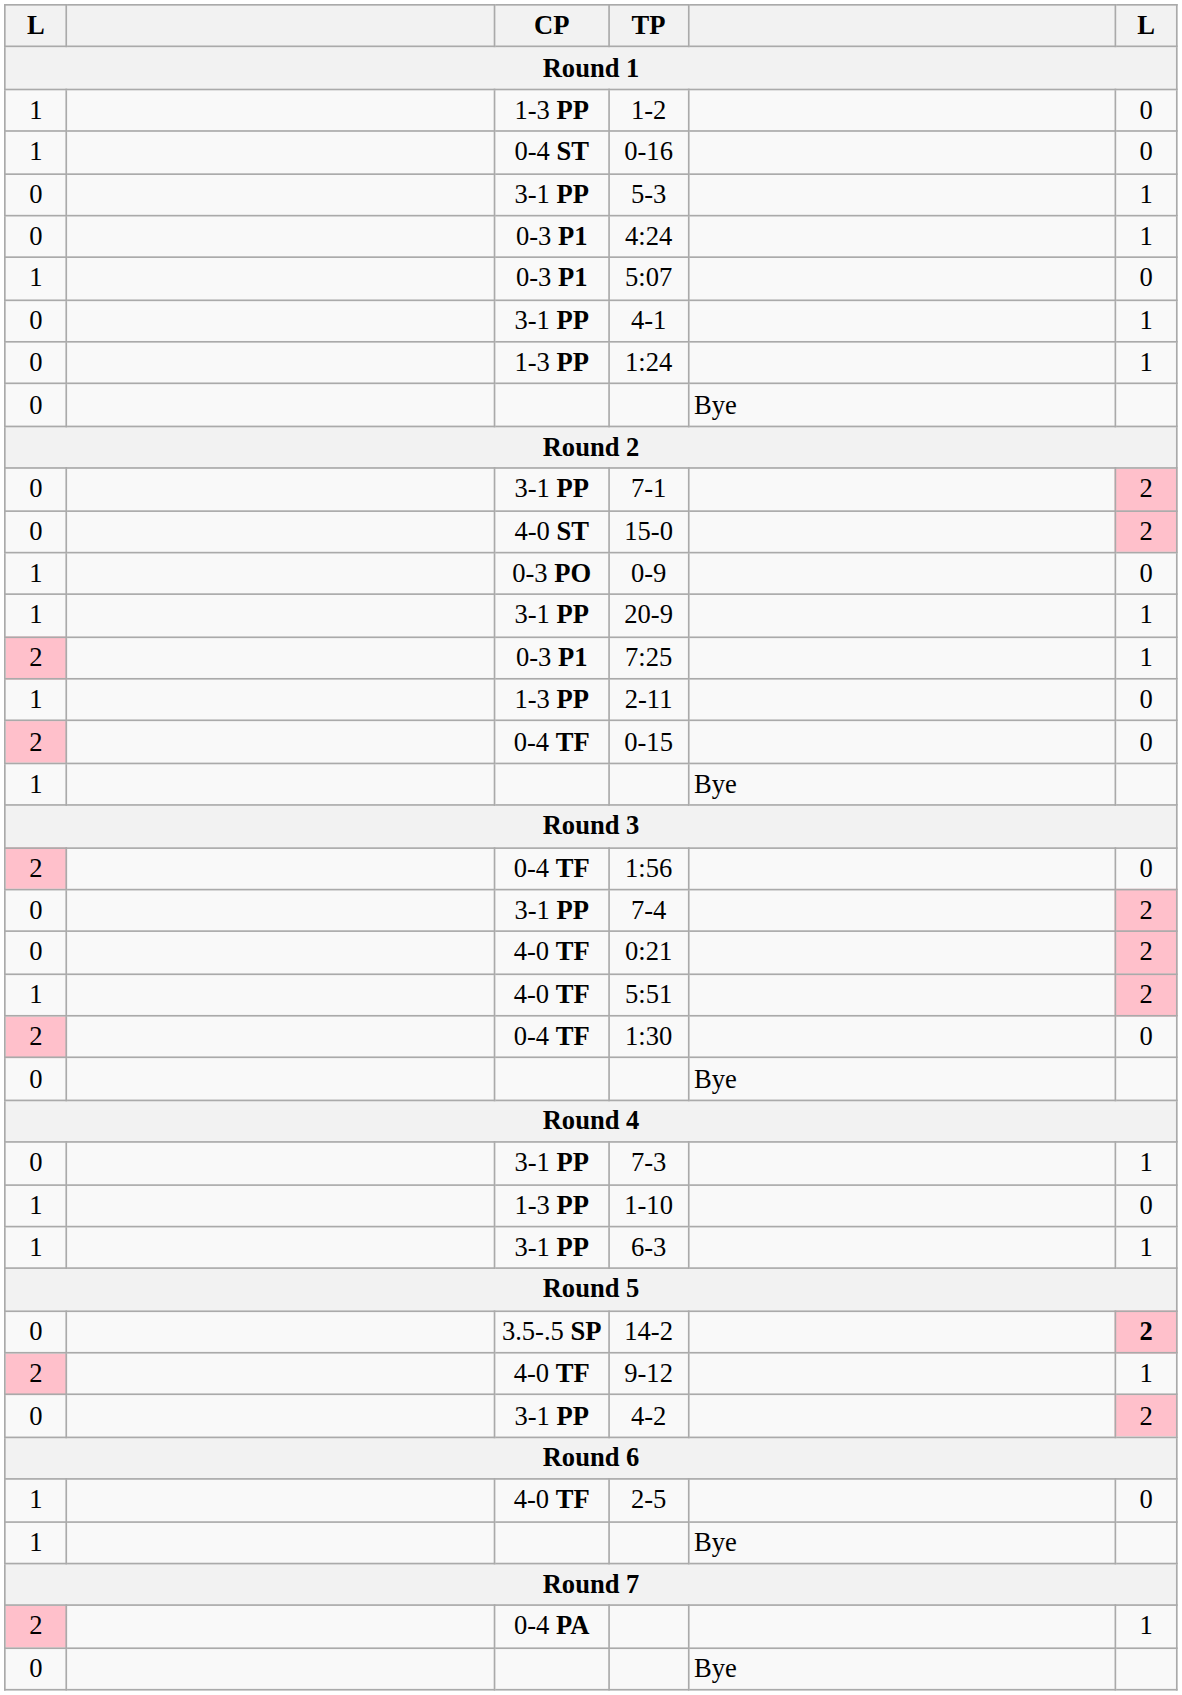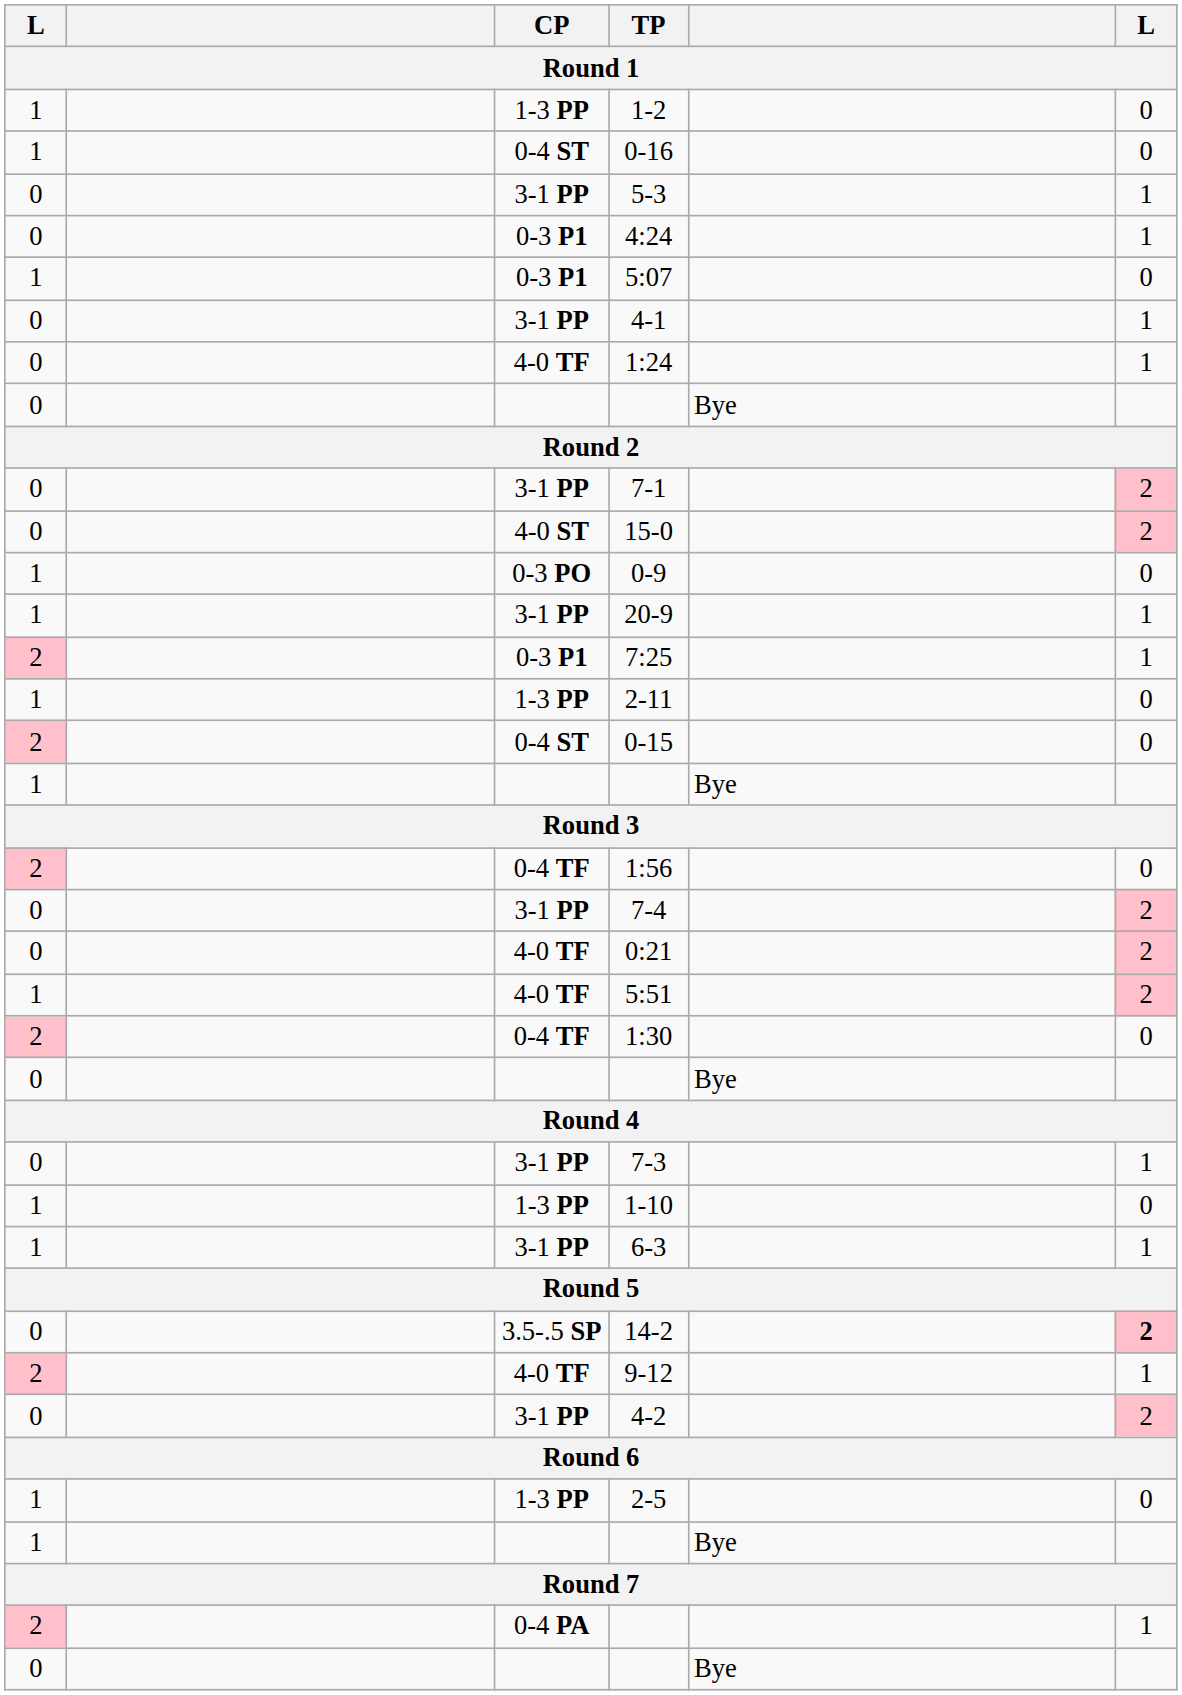(552, 362) 1-3 PP -> (552, 362) 4-0 TF
(552, 741) 0-4 TF -> (552, 741) 0-4 ST
(552, 1499) 4-0 TF -> (552, 1499) 1-3 PP
